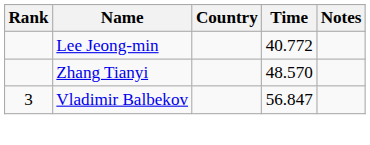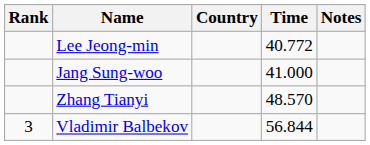+ row: (109, 72)
(289, 99) 56.847 -> (289, 126) 56.844
